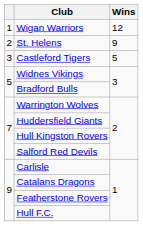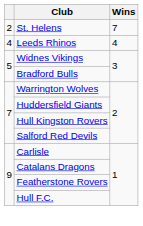- row: (50, 27)
(115, 43) 9 -> (115, 27) 7
- row: (53, 58)
+ row: (46, 43)
